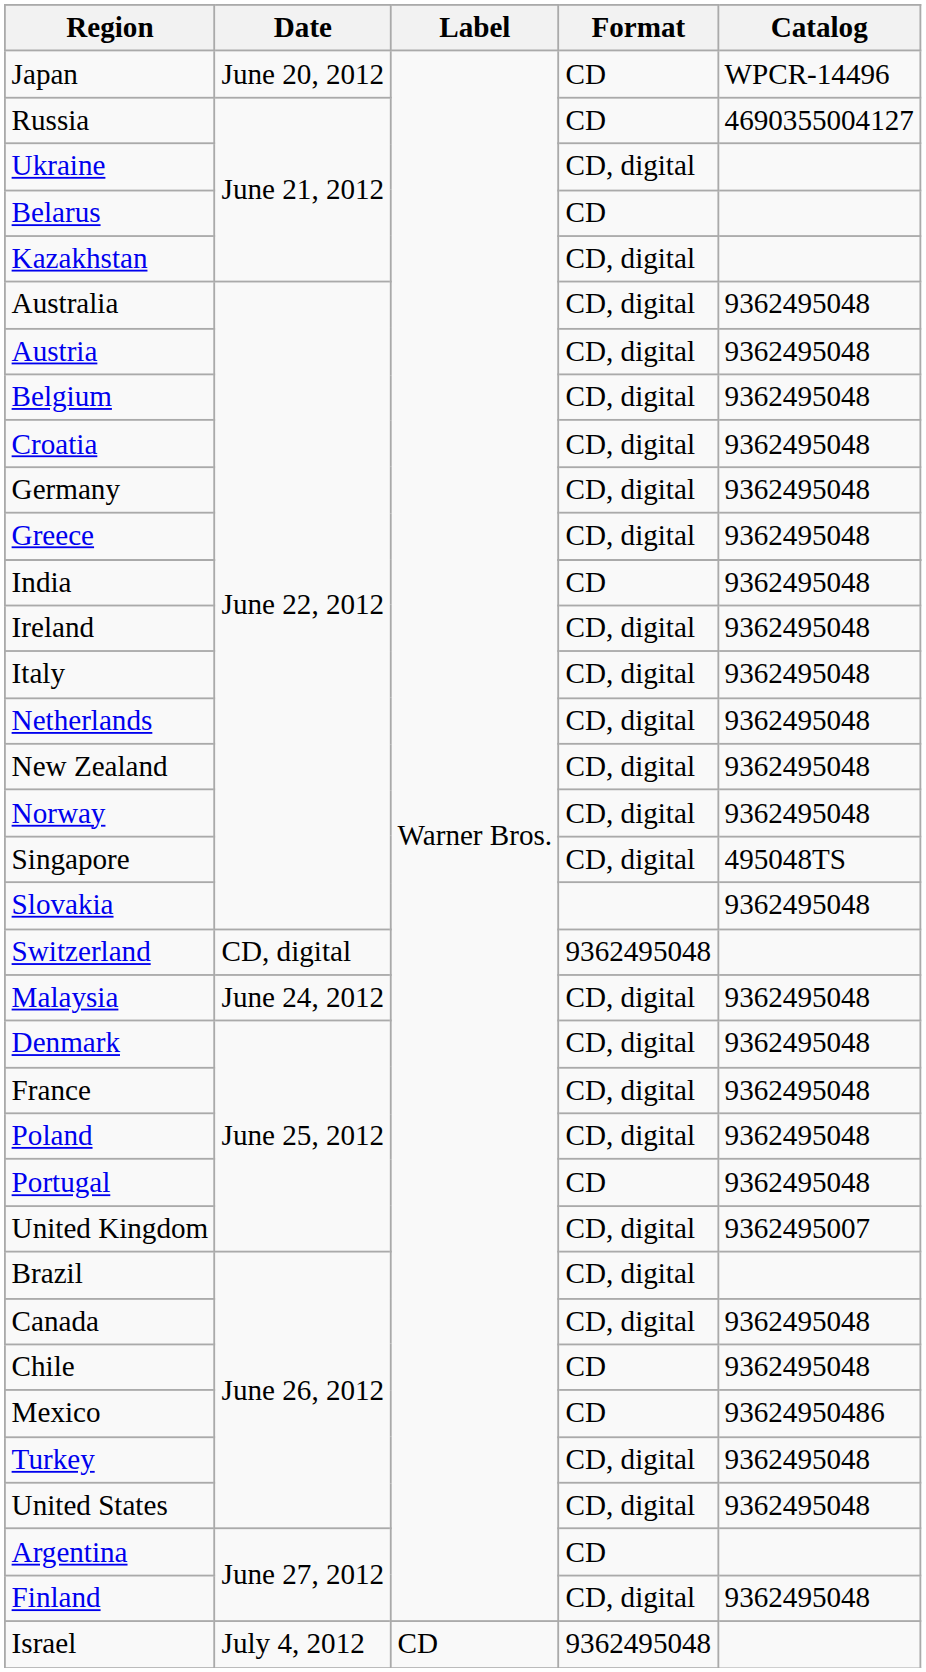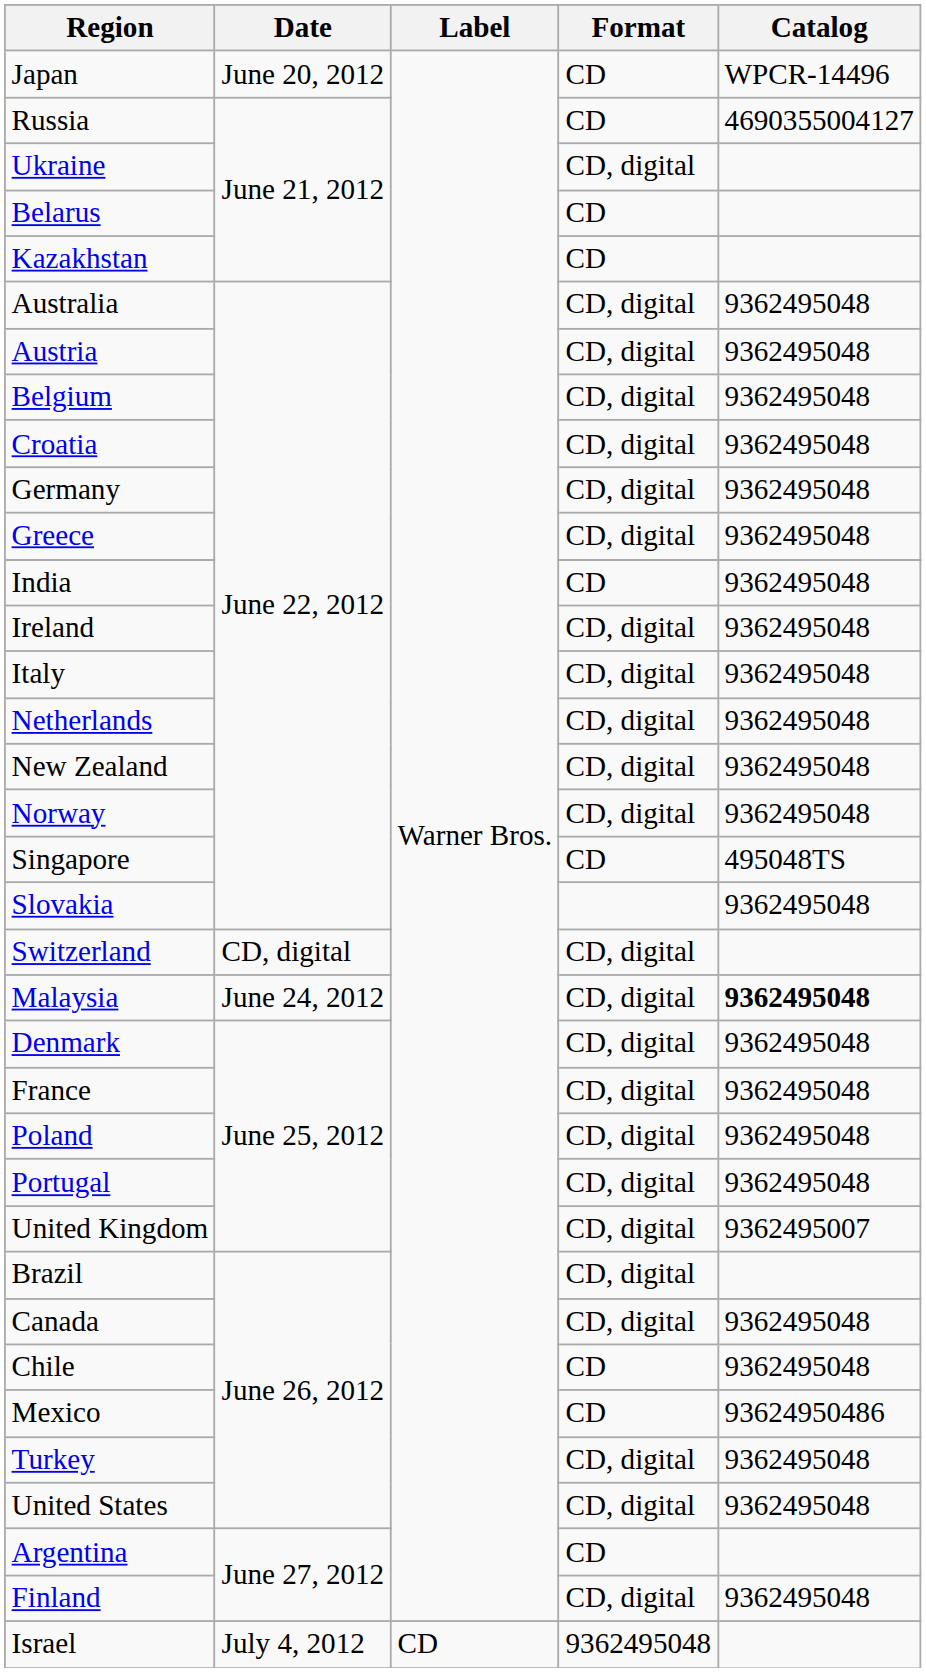(630, 258) CD, digital -> (586, 258) CD
(630, 858) CD, digital -> (586, 858) CD
(638, 951) 9362495048 -> (630, 951) CD, digital
(797, 997) normal -> (797, 997) bold
(586, 1182) CD -> (630, 1182) CD, digital
